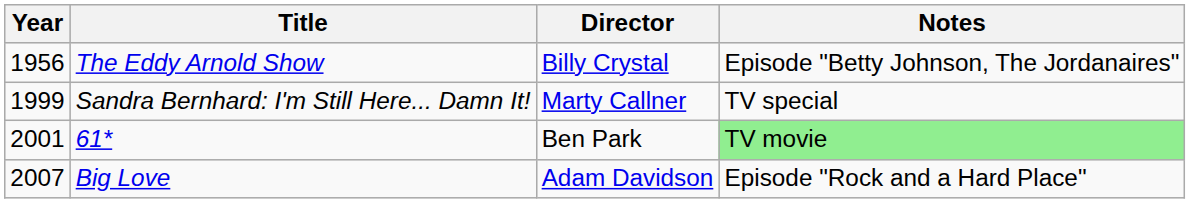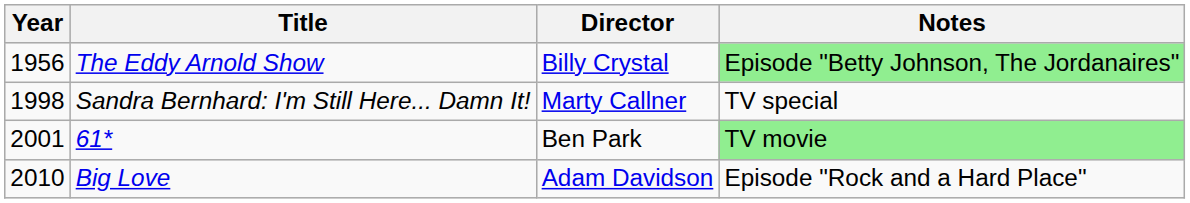(952, 62) no background -> (952, 62) lightgreen background
(37, 100) 1999 -> (37, 100) 1998
(37, 178) 2007 -> (37, 178) 2010
